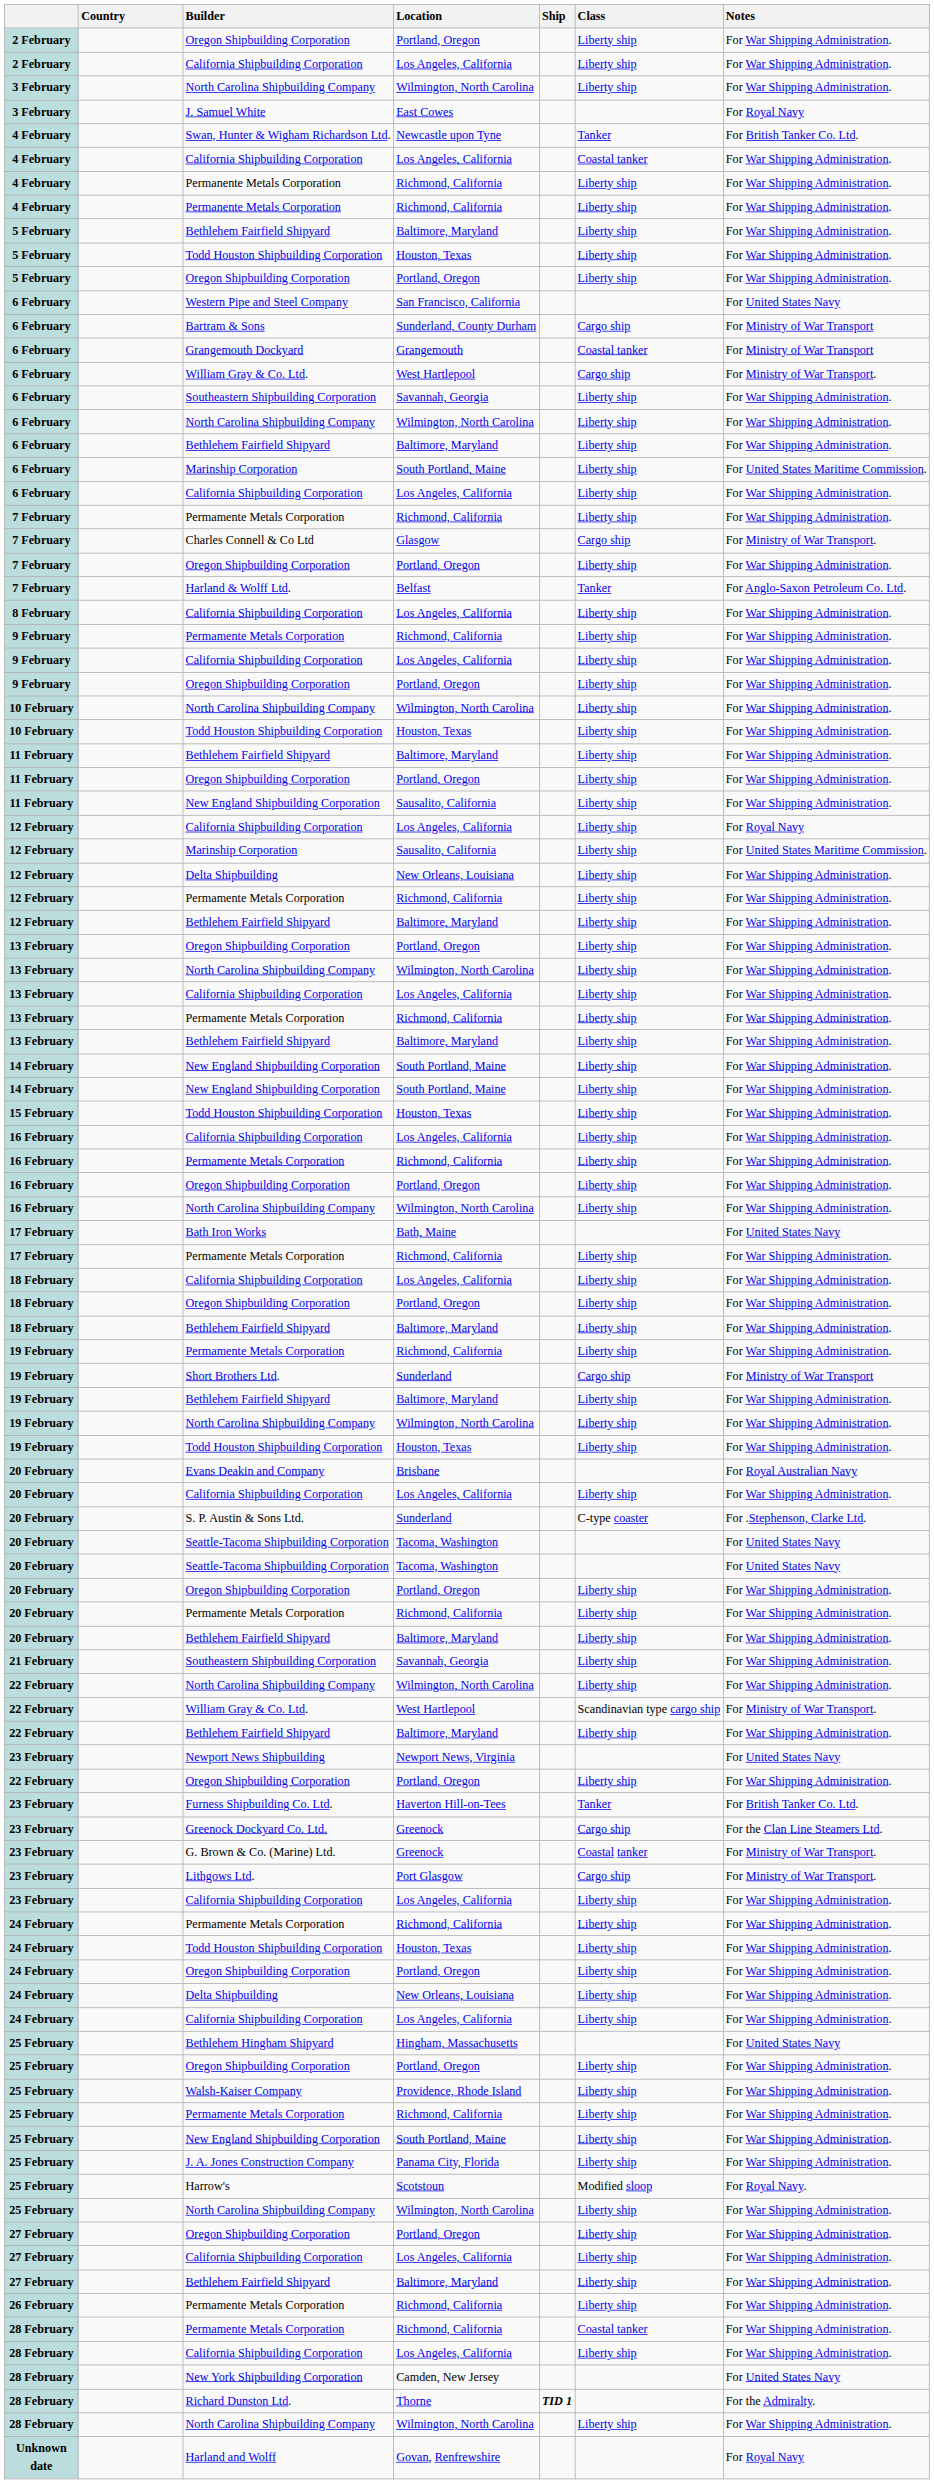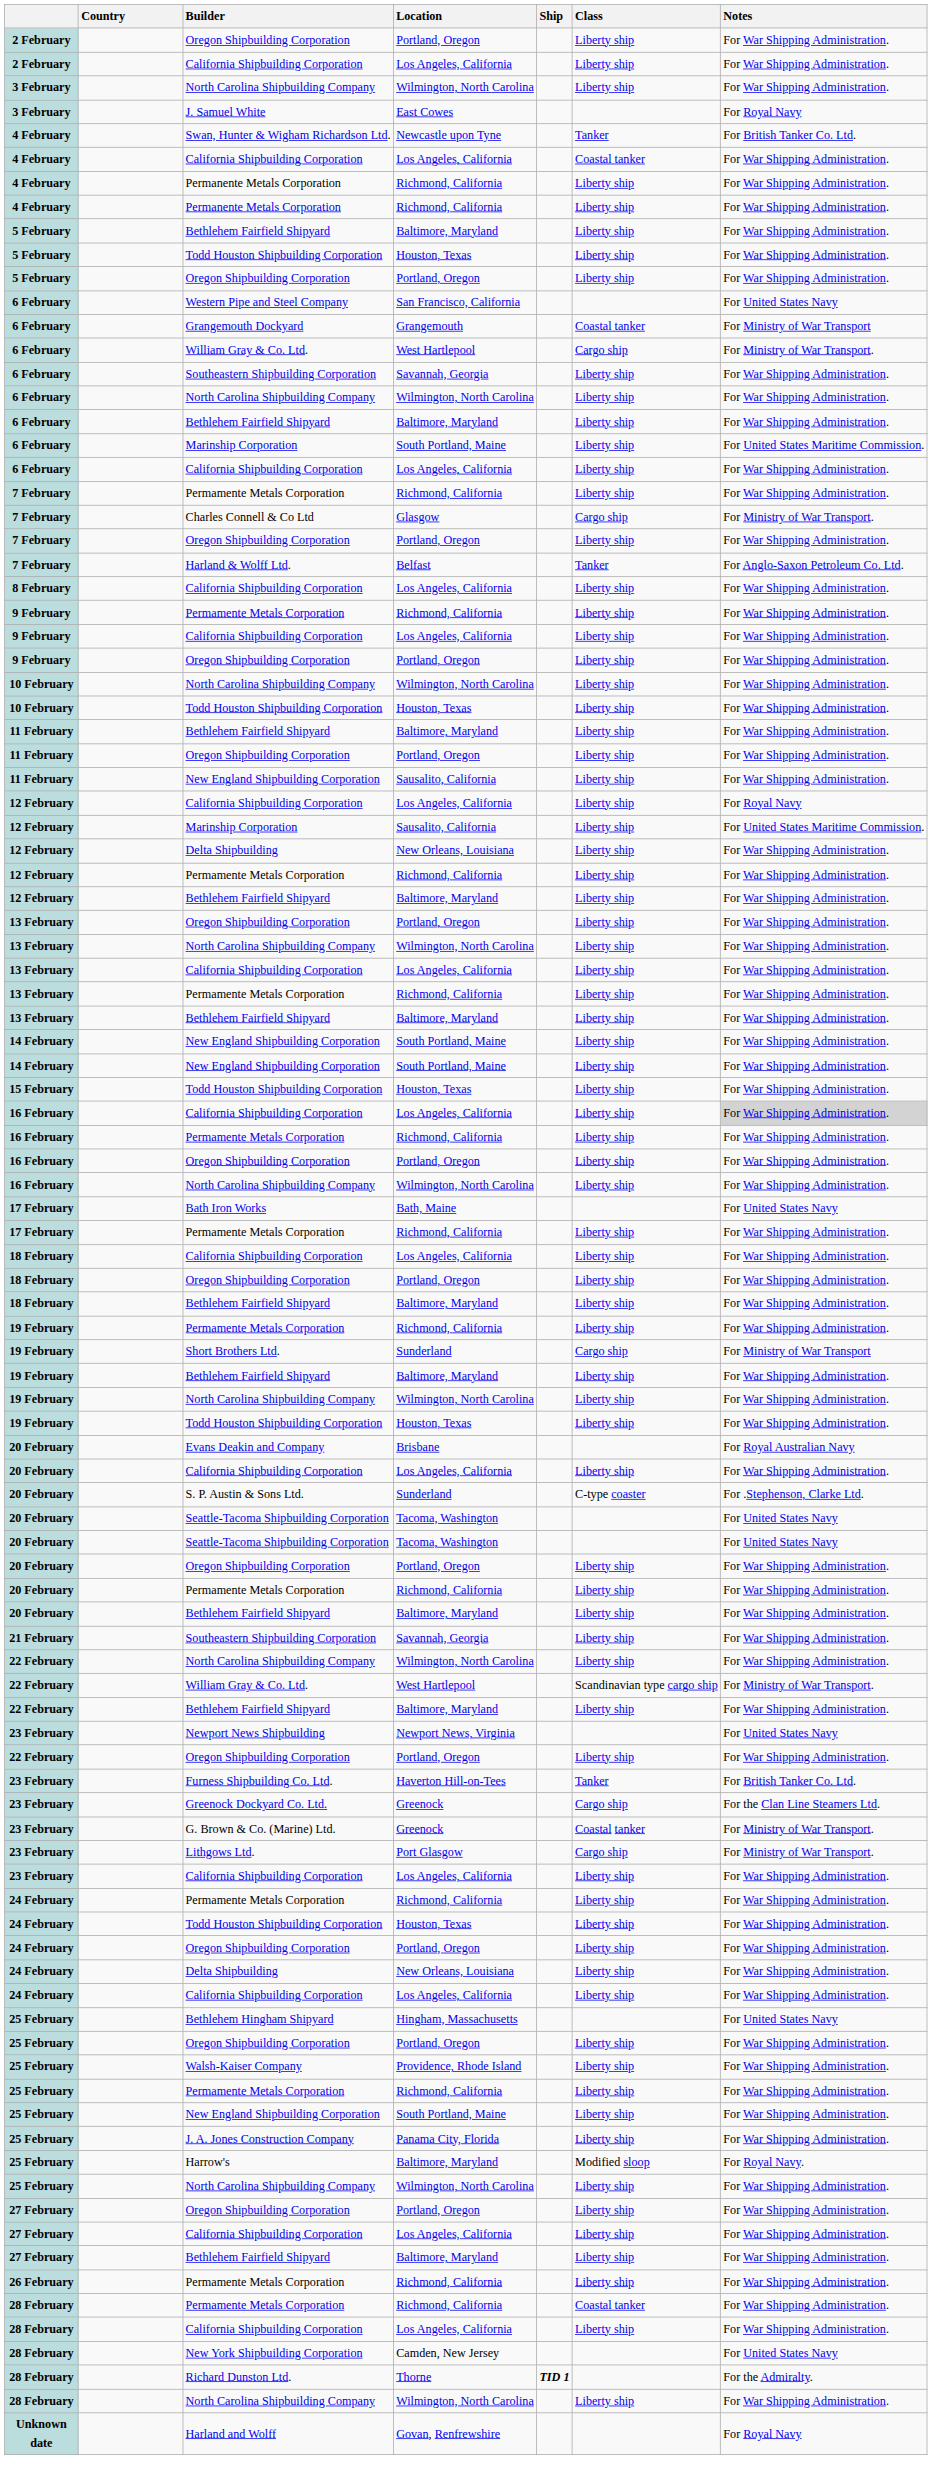- row: (41, 326)
(809, 1137) no background -> (806, 1113) lightgrey background
(420, 2186) Scotstoun -> (447, 2162) Baltimore, Maryland
